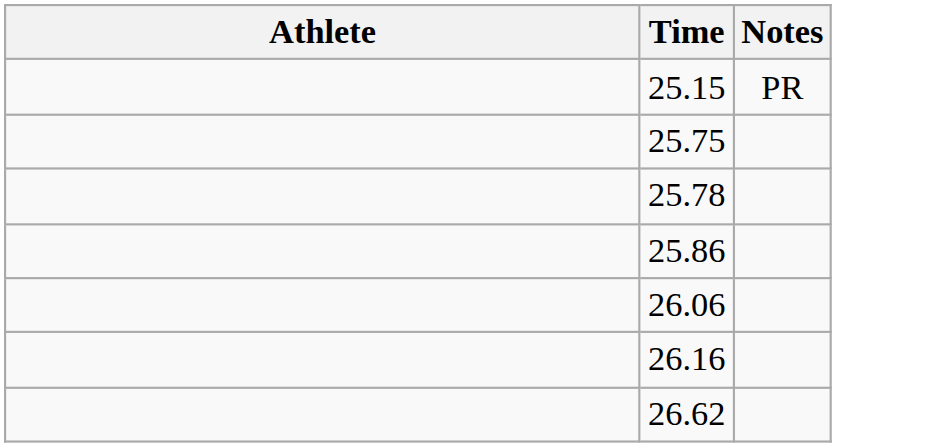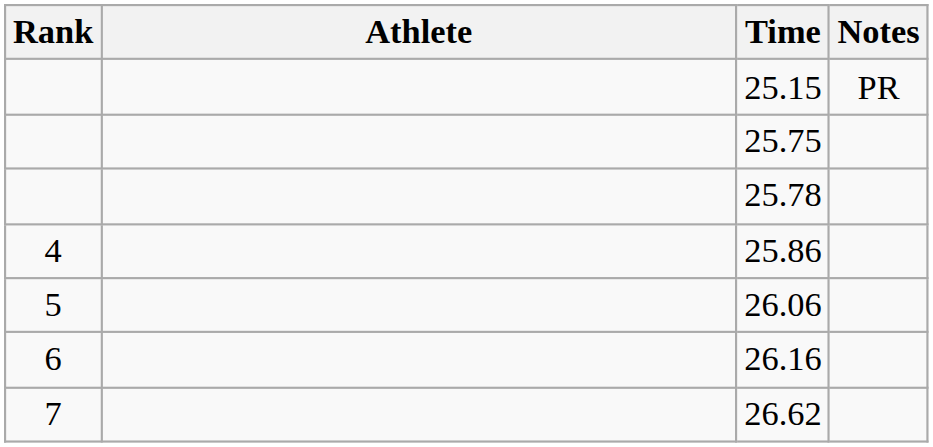+ column: (53, 31)
